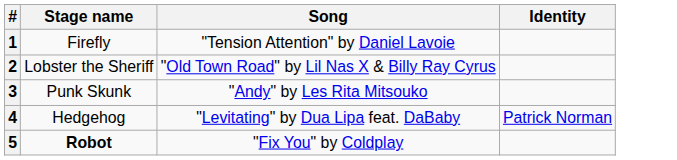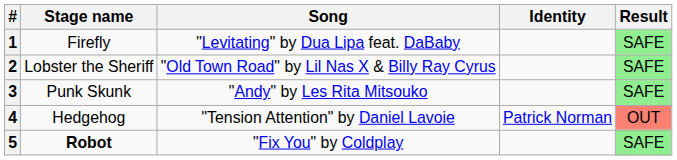+ column: (644, 17)
(328, 42) "Tension Attention" by Daniel Lavoie -> (328, 42) "Levitating" by Dua Lipa feat. DaBaby
(328, 117) "Levitating" by Dua Lipa feat. DaBaby -> (328, 117) "Tension Attention" by Daniel Lavoie
